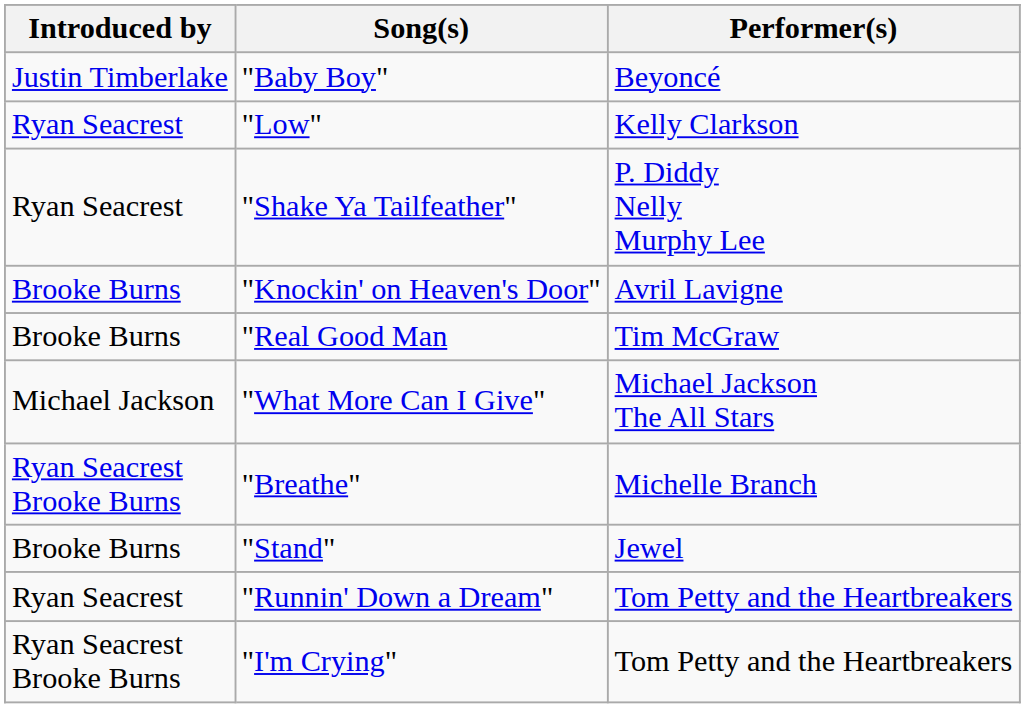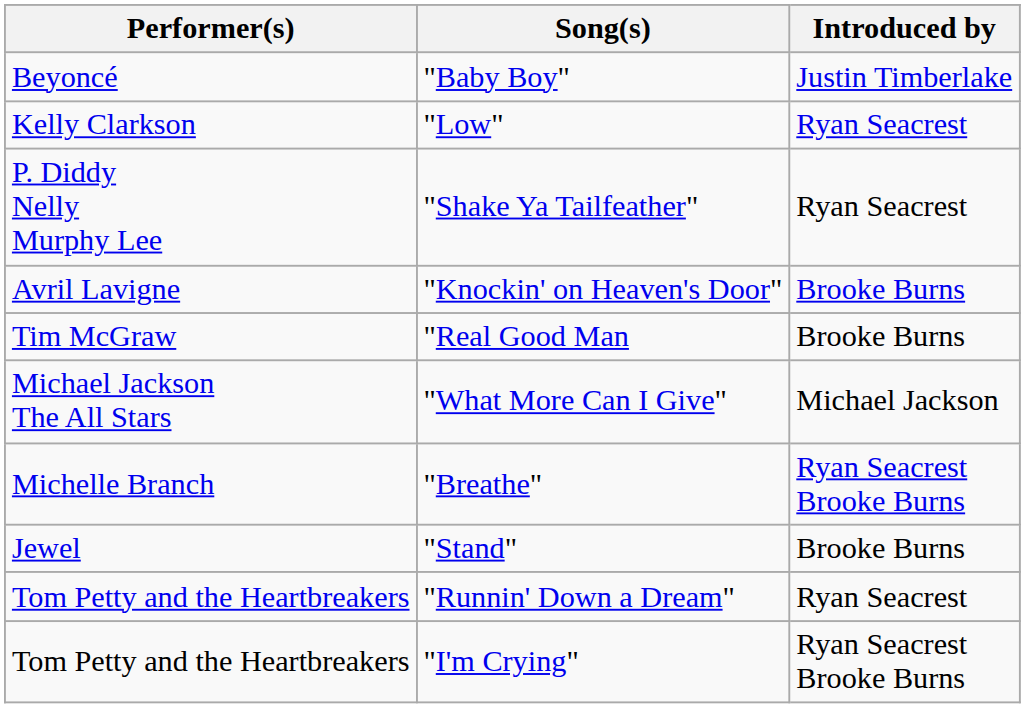columns swapped: (813, 28) <-> (120, 28)
